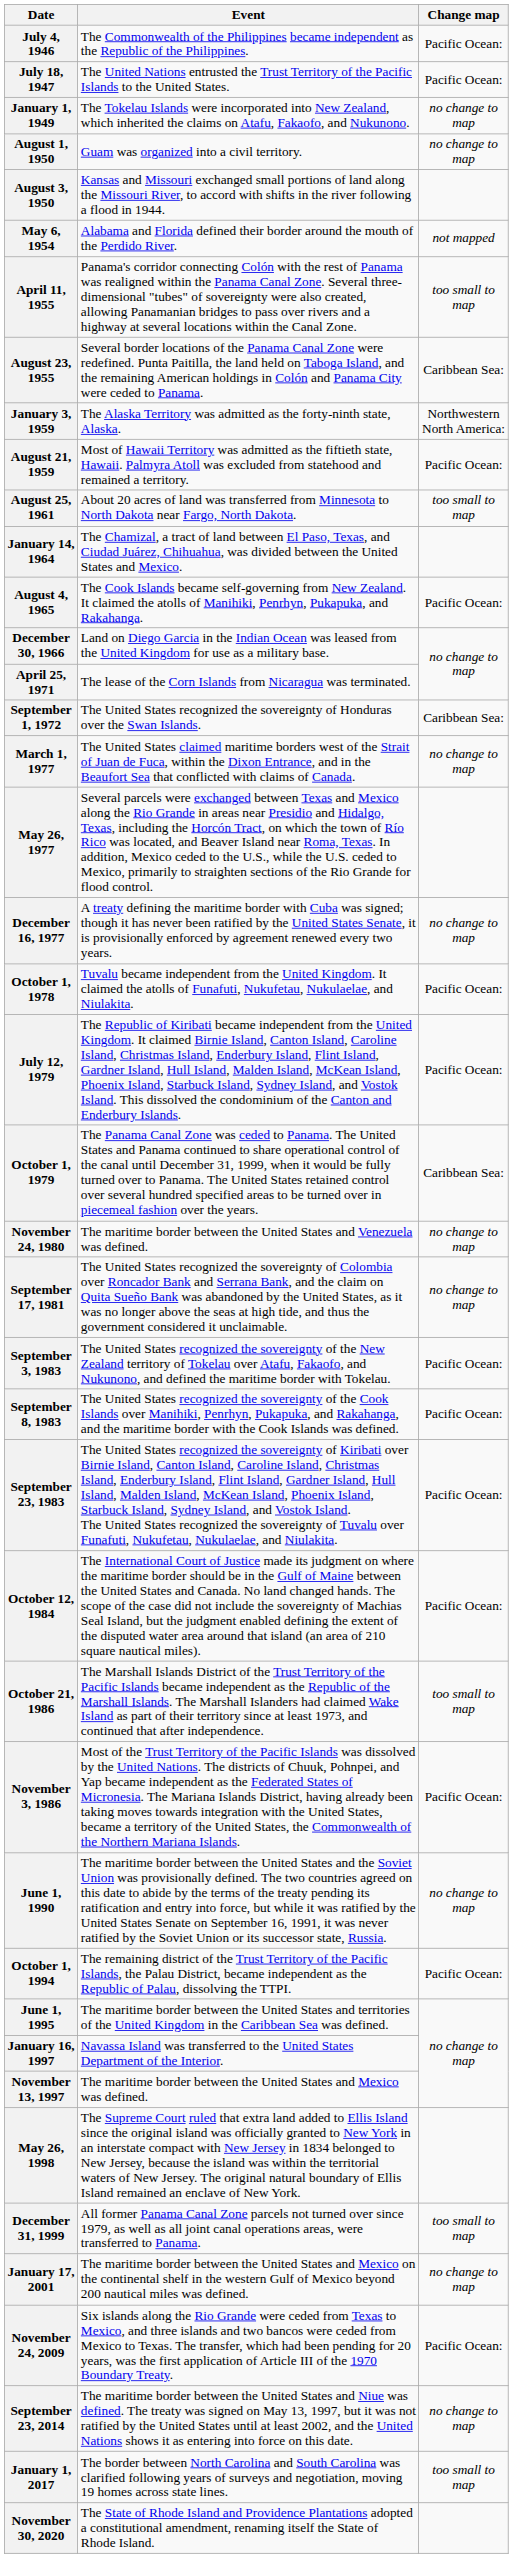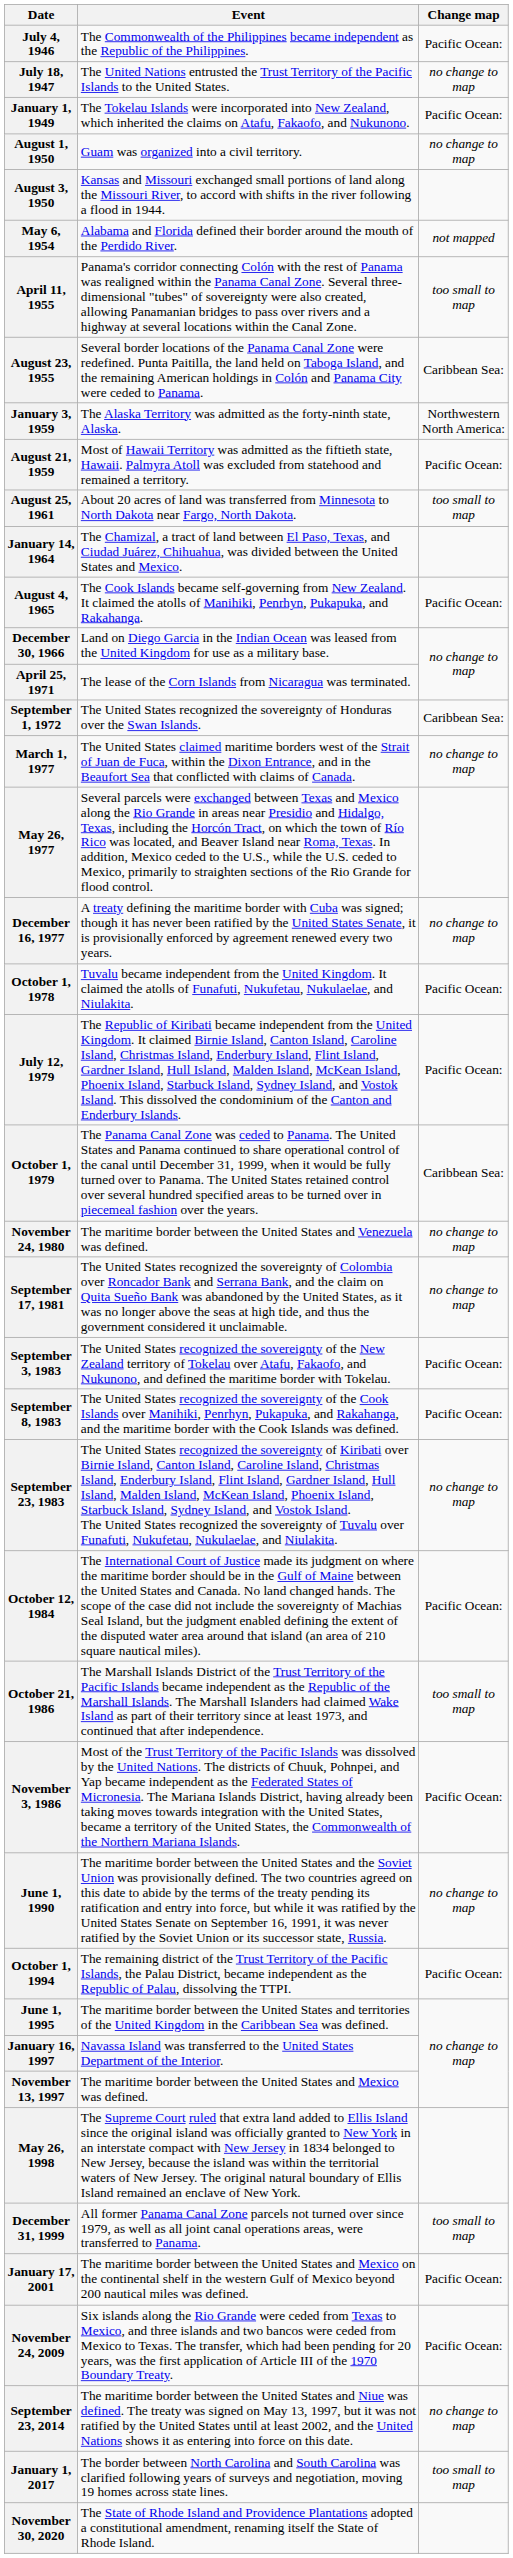(464, 79) Pacific Ocean: -> (464, 79) no change to map
(464, 115) no change to map -> (464, 115) Pacific Ocean:
(464, 1495) Pacific Ocean: -> (464, 1495) no change to map
(464, 2279) no change to map -> (464, 2279) Pacific Ocean:
